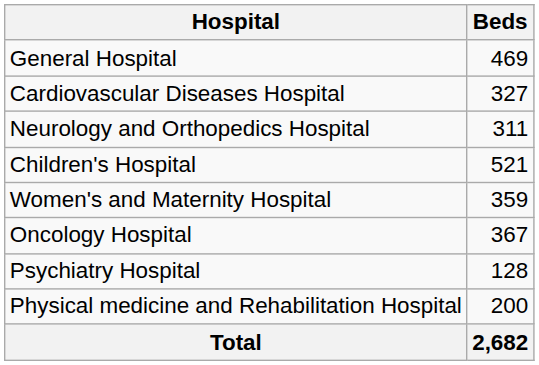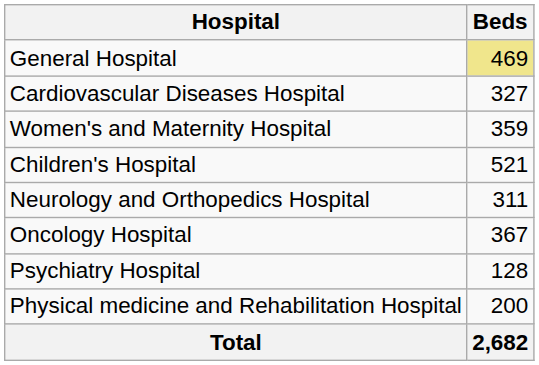(510, 57) no background -> (510, 57) khaki background
rows swapped: (190, 128) <-> (171, 199)
